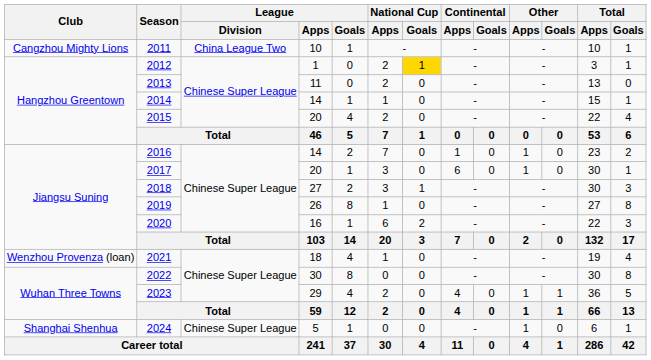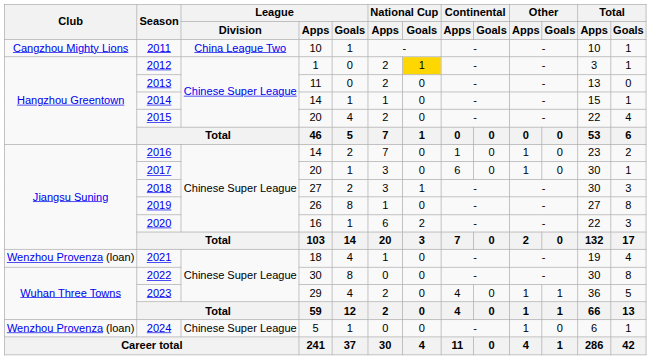(71, 328) Shanghai Shenhua -> (71, 328) Wenzhou Provenza (loan)
